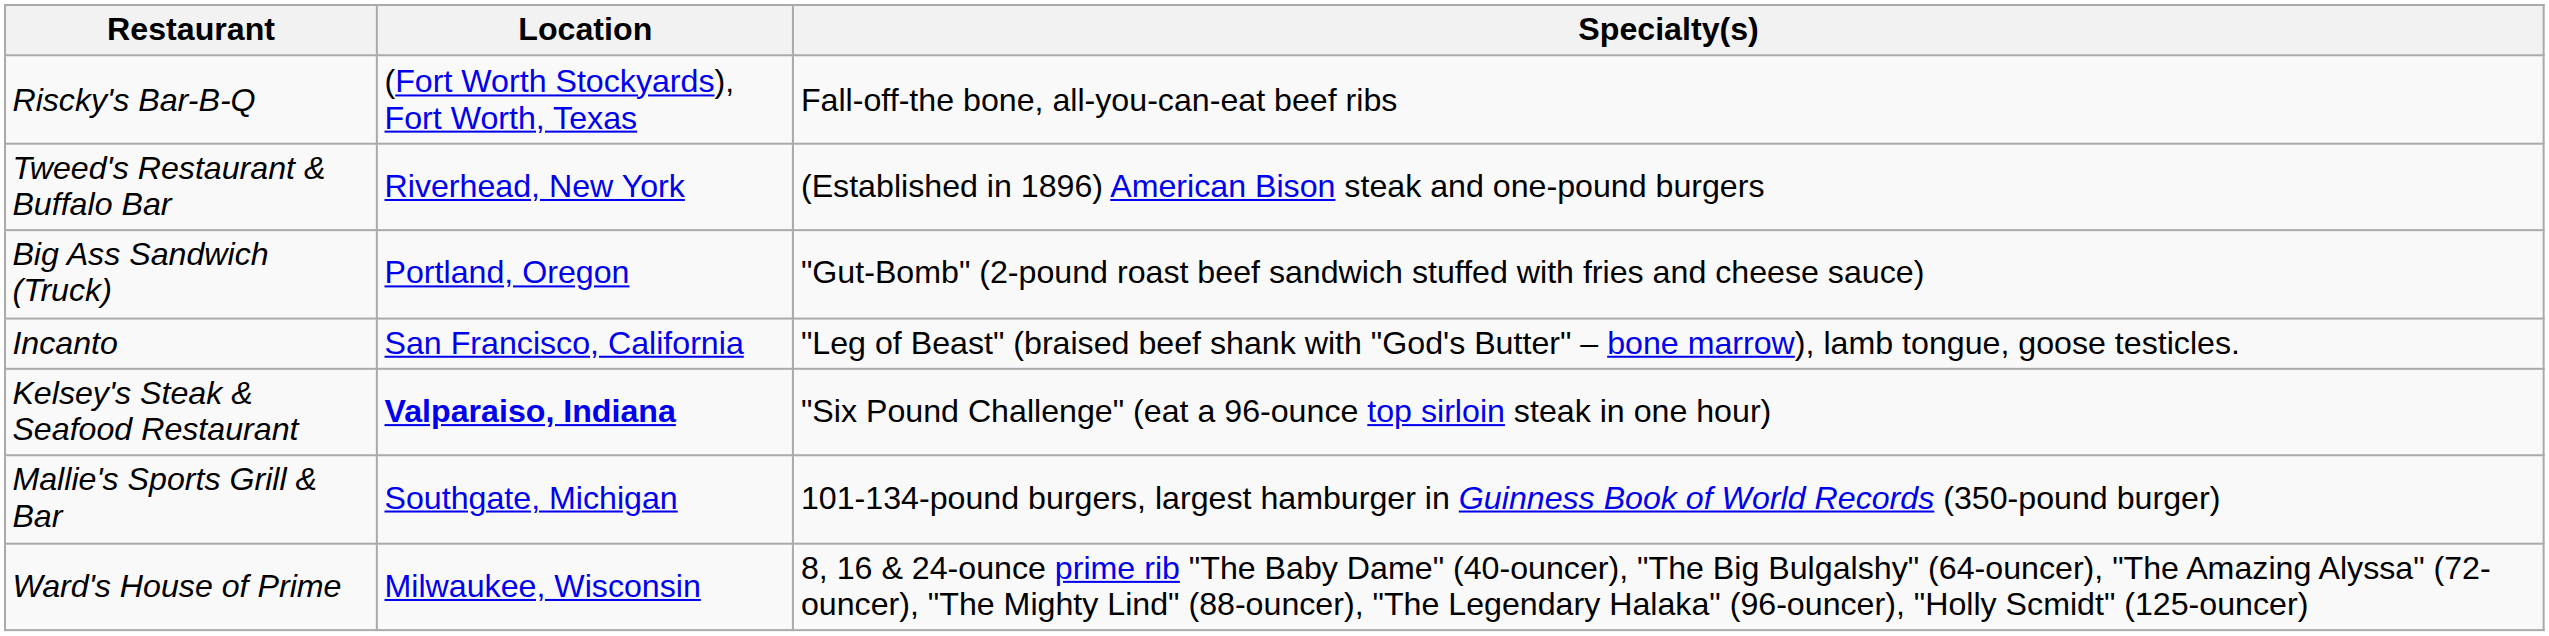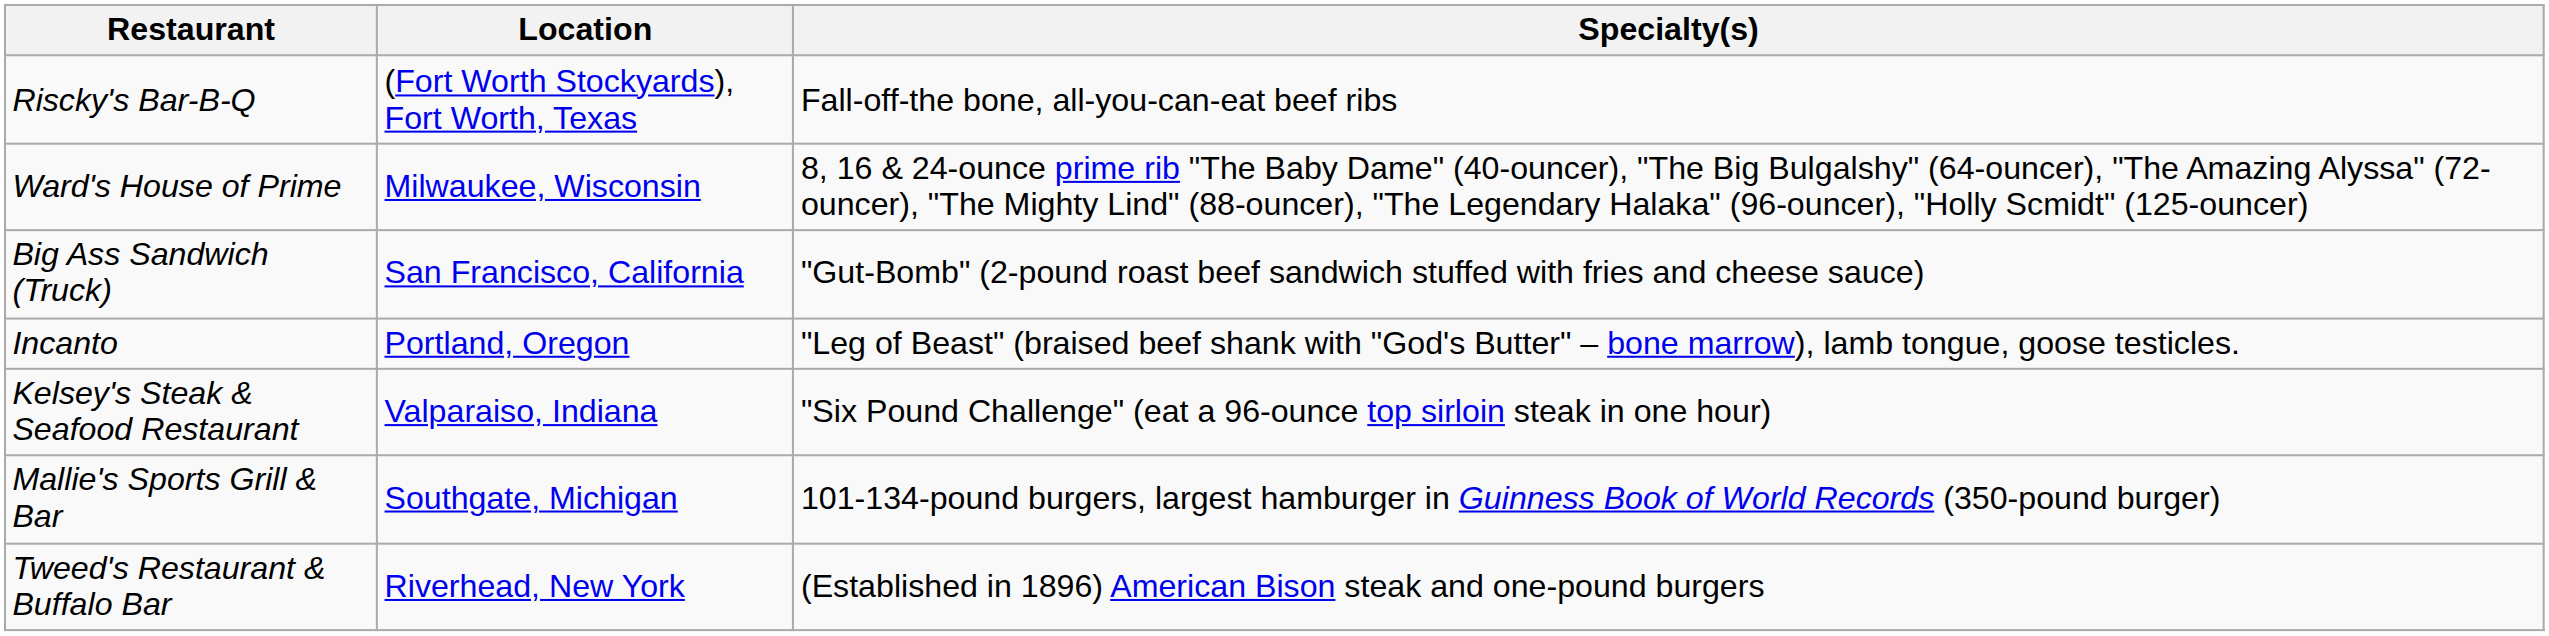rows swapped: (177, 586) <-> (169, 186)
(507, 273) Portland, Oregon -> (564, 273) San Francisco, California
(564, 342) San Francisco, California -> (507, 342) Portland, Oregon
(530, 411) bold -> (521, 411) normal
